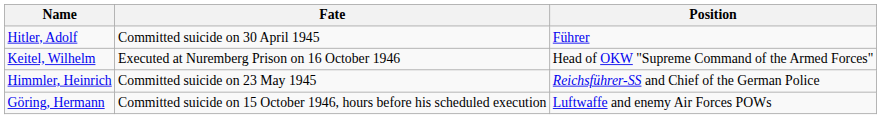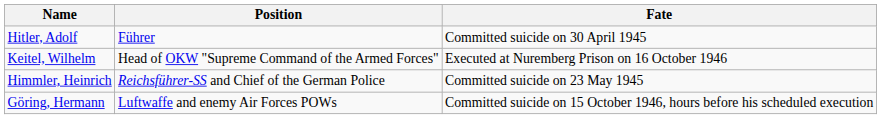columns swapped: (713, 15) <-> (332, 15)
